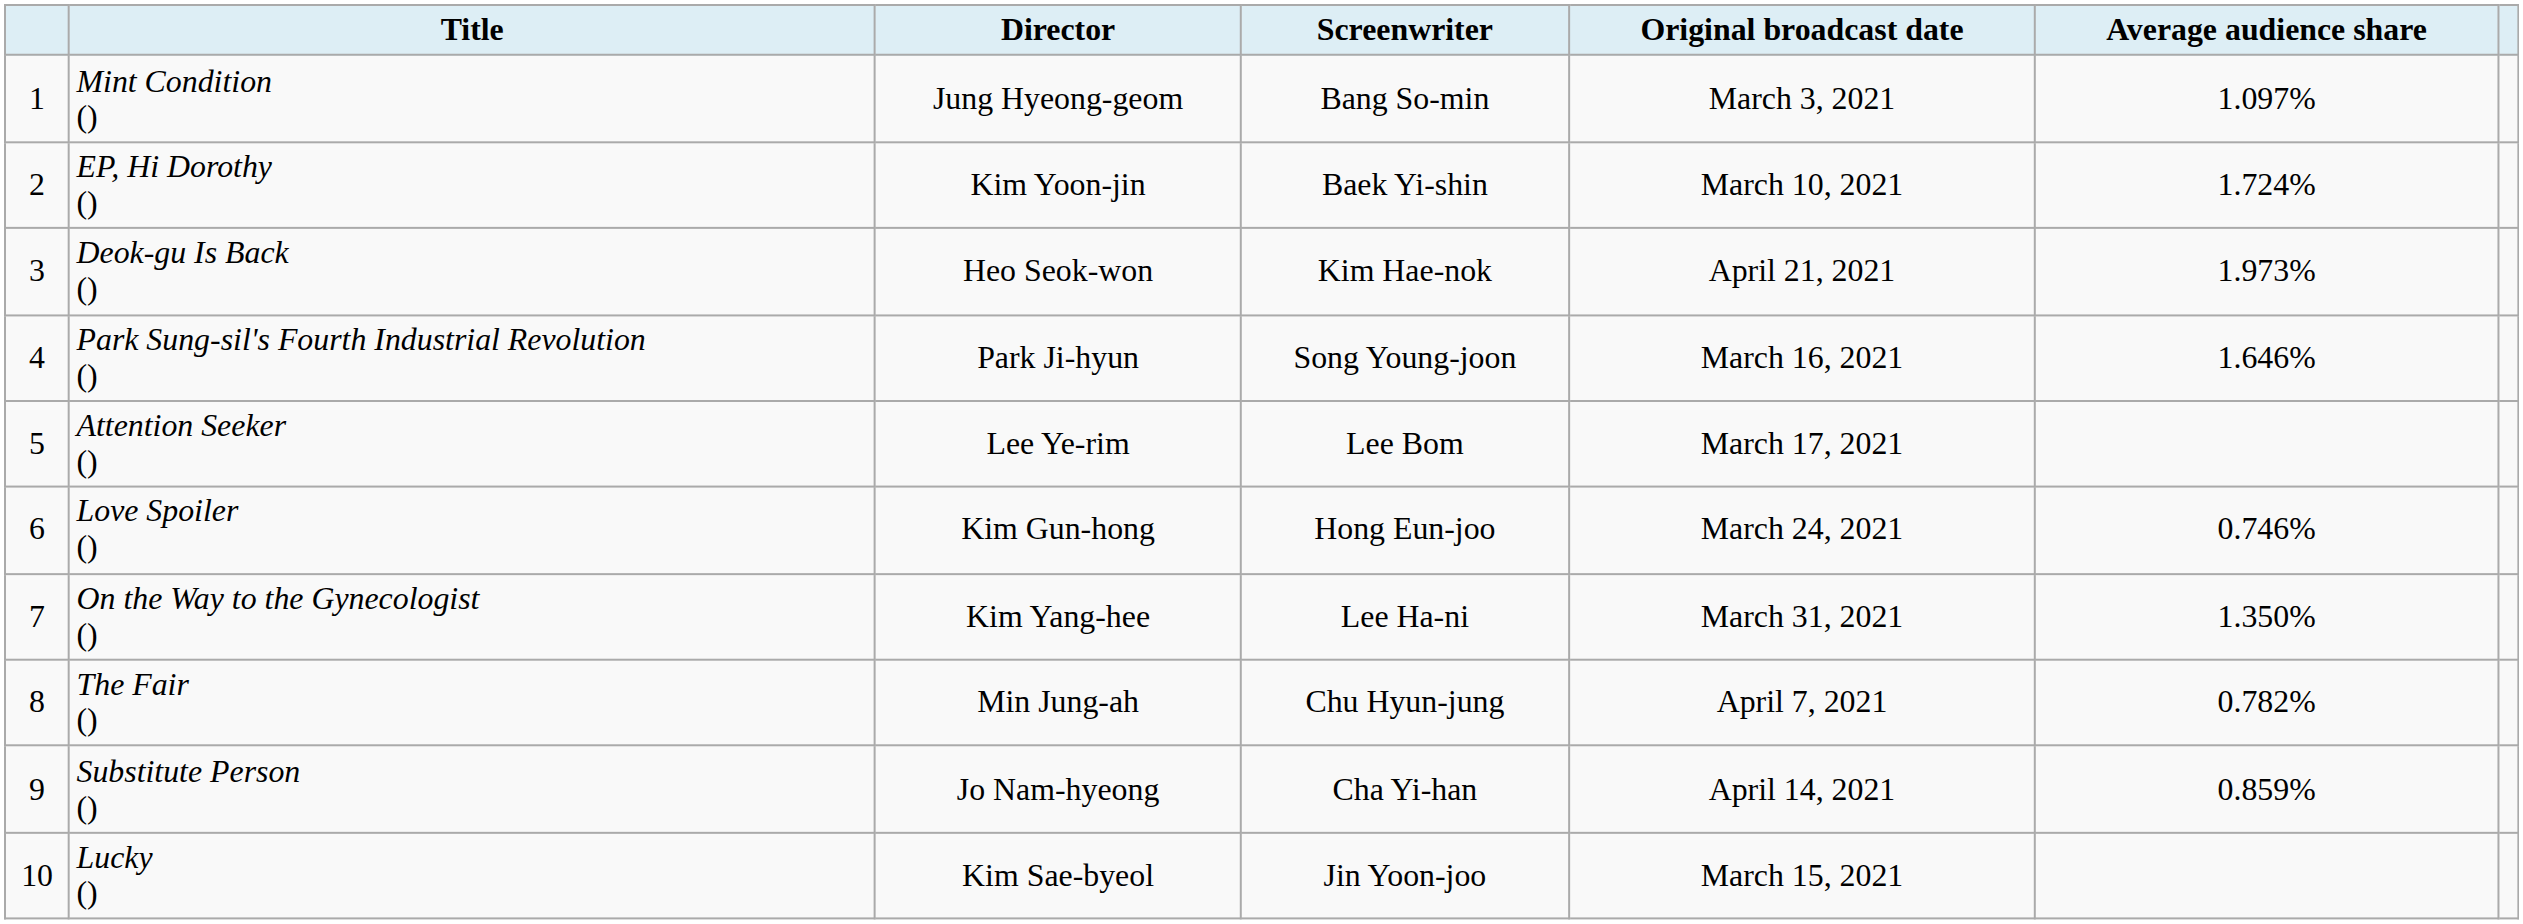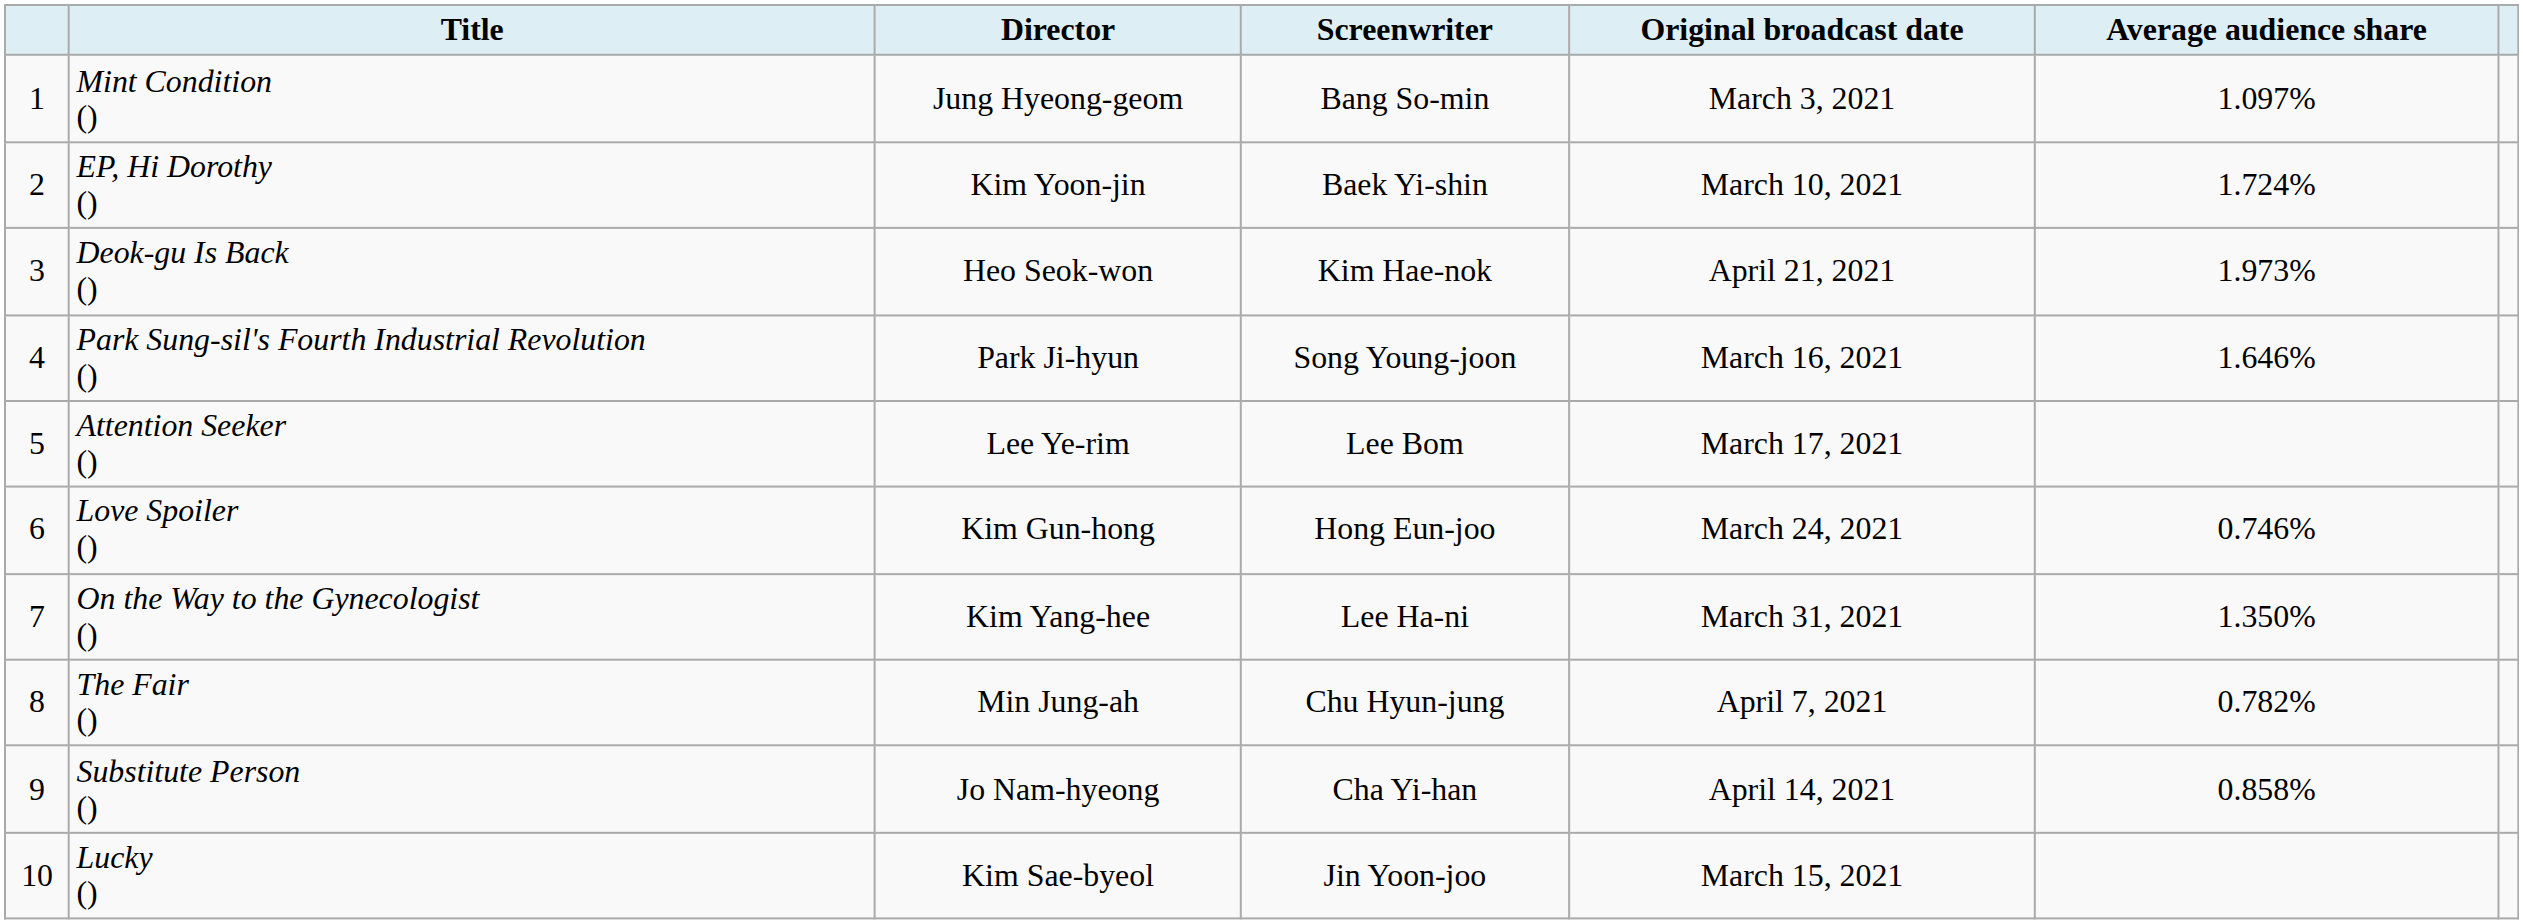(2267, 788) 0.859% -> (2267, 788) 0.858%
